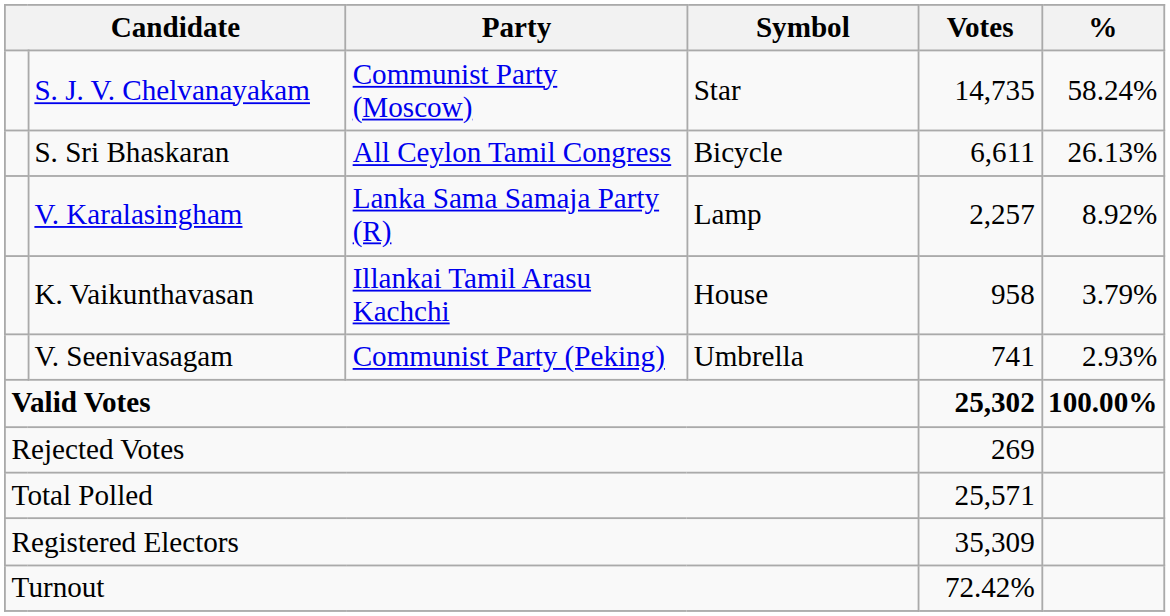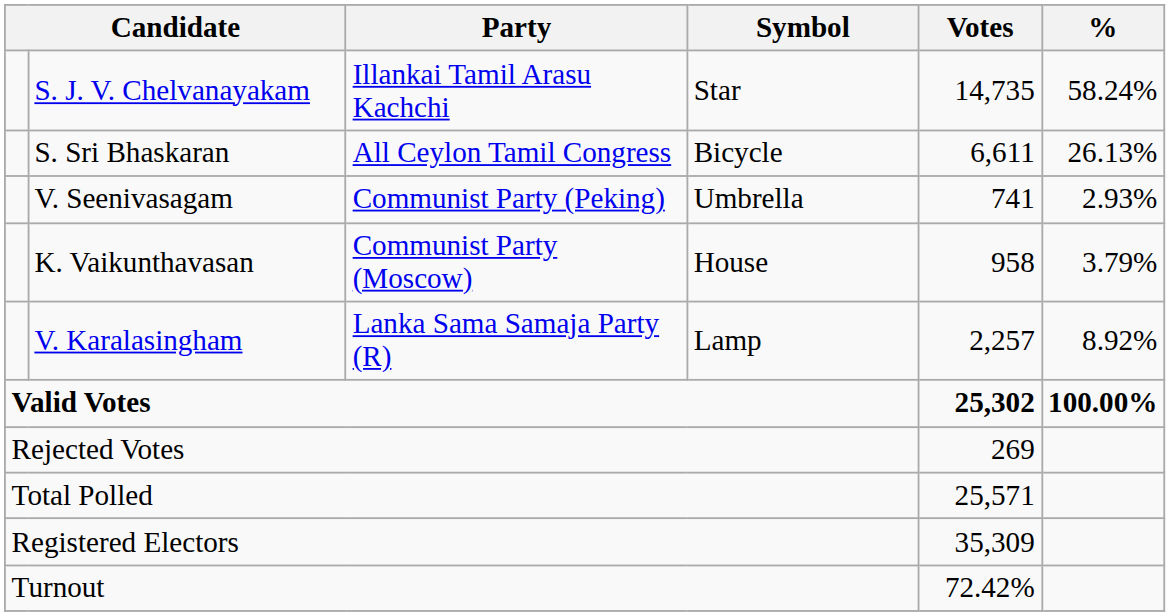(455, 90) Communist Party (Moscow) -> (472, 90) Illankai Tamil Arasu Kachchi
rows swapped: (138, 215) <-> (134, 356)
(472, 294) Illankai Tamil Arasu Kachchi -> (455, 261) Communist Party (Moscow)
